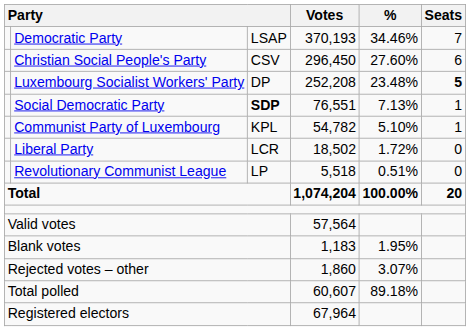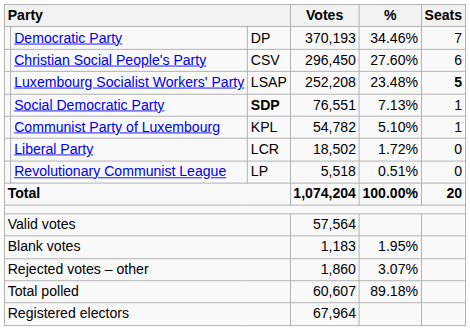(269, 37) LSAP -> (261, 37) DP
(261, 82) DP -> (269, 82) LSAP
